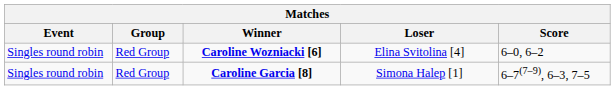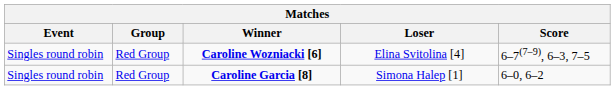(522, 52) 6–0, 6–2 -> (545, 54) 6–7(7–9), 6–3, 7–5
(545, 73) 6–7(7–9), 6–3, 7–5 -> (522, 75) 6–0, 6–2
